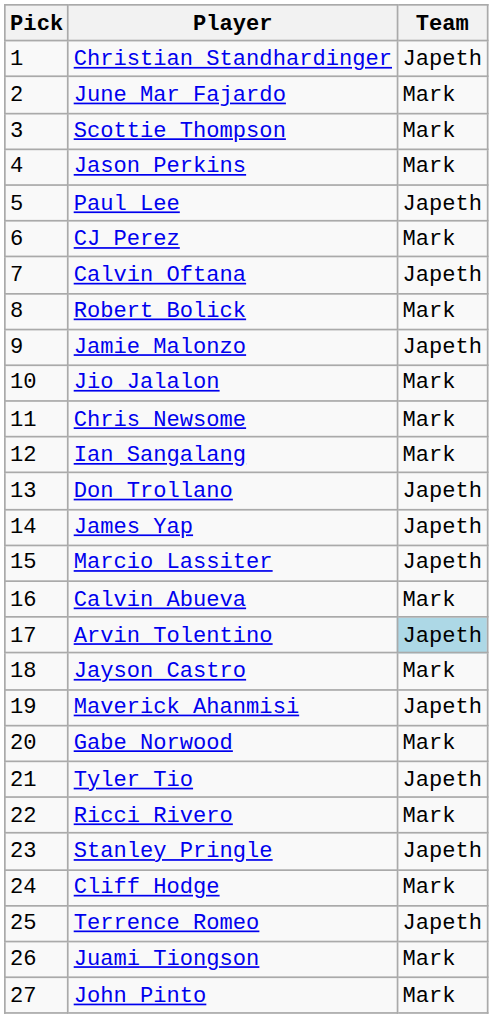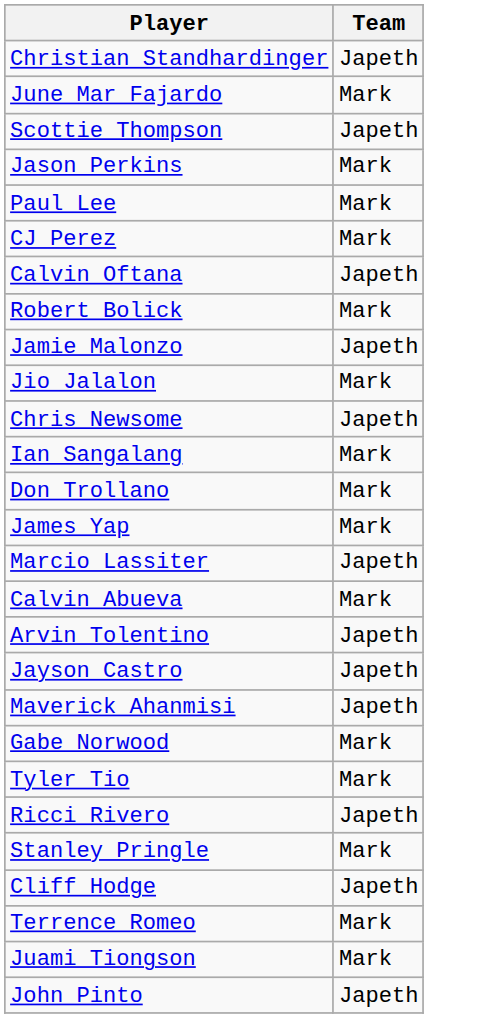- column: (37, 23)
(429, 131) Mark -> (379, 131) Japeth
(442, 203) Japeth -> (365, 203) Mark
(429, 419) Mark -> (379, 419) Japeth
(442, 491) Japeth -> (365, 491) Mark
(442, 527) Japeth -> (365, 527) Mark
(442, 635) lightblue background -> (379, 635) no background
(429, 671) Mark -> (379, 671) Japeth
(442, 779) Japeth -> (365, 779) Mark
(429, 815) Mark -> (379, 815) Japeth
(442, 851) Japeth -> (365, 851) Mark
(429, 887) Mark -> (379, 887) Japeth
(442, 923) Japeth -> (365, 923) Mark
(429, 995) Mark -> (379, 995) Japeth
